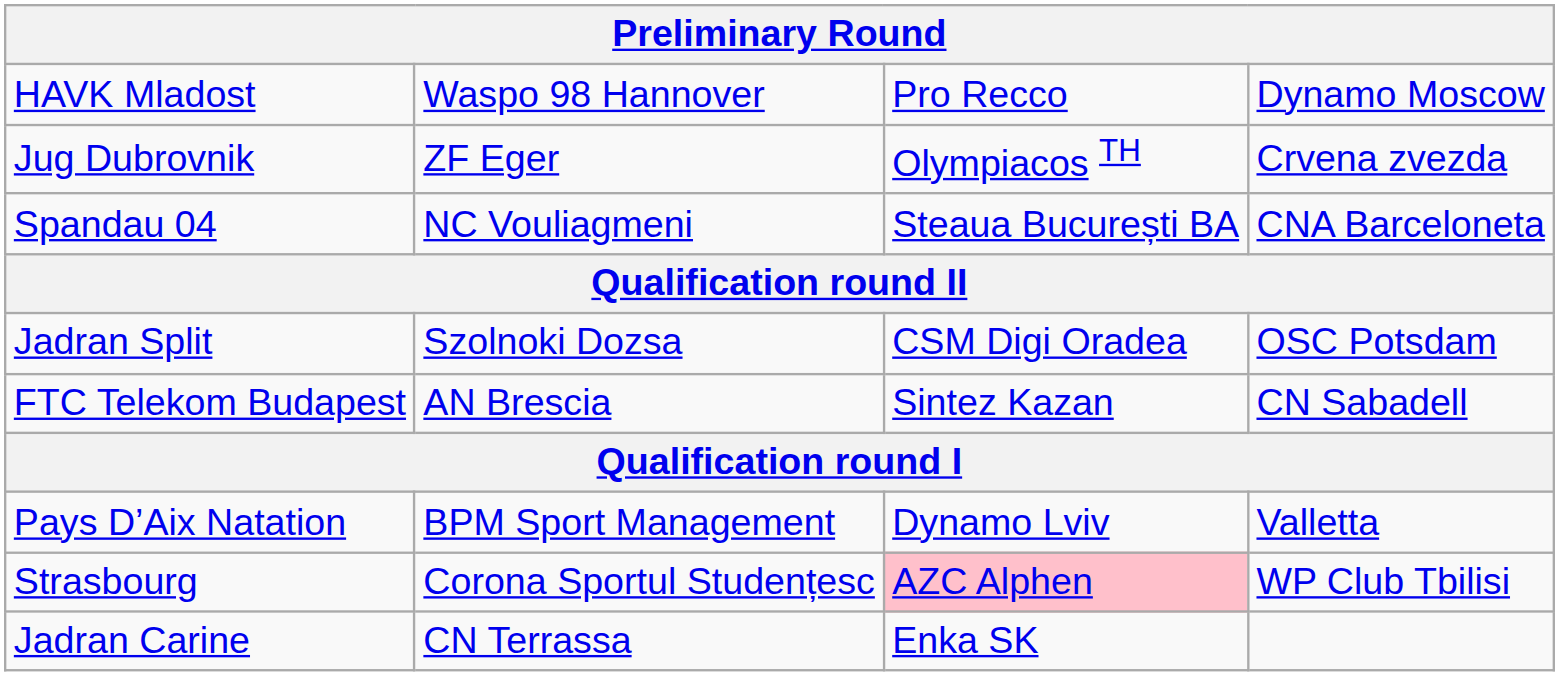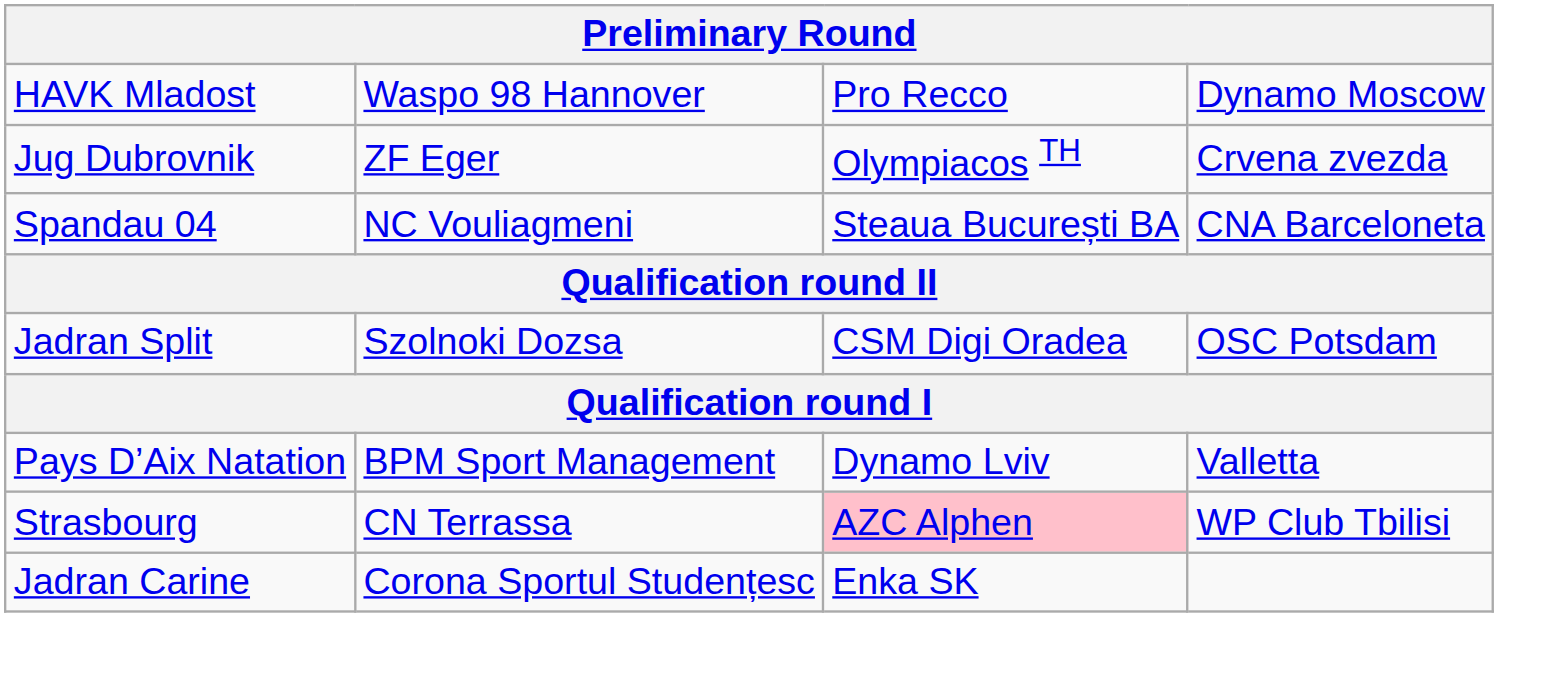- row: (210, 402)
(649, 581) Corona Sportul Studențesc -> (468, 521) CN Terrassa
(527, 640) CN Terrassa -> (589, 581) Corona Sportul Studențesc
